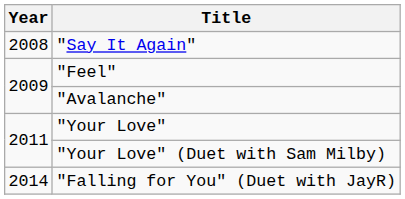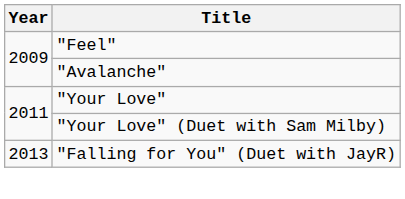- row: (126, 45)
(29, 181) 2014 -> (29, 154) 2013
